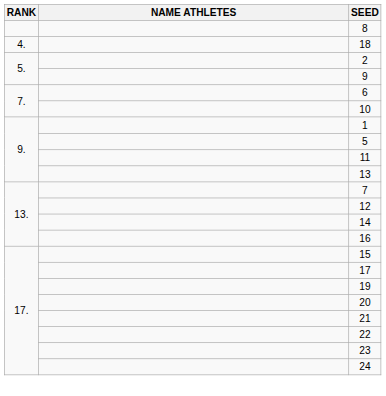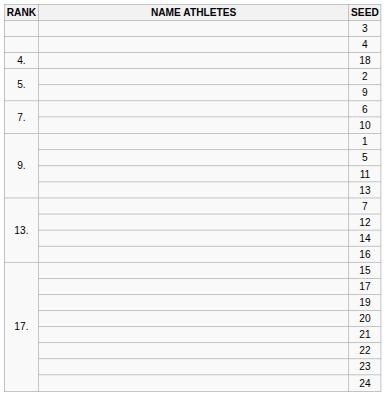+ row: (365, 29)
+ row: (365, 45)
- row: (365, 29)
